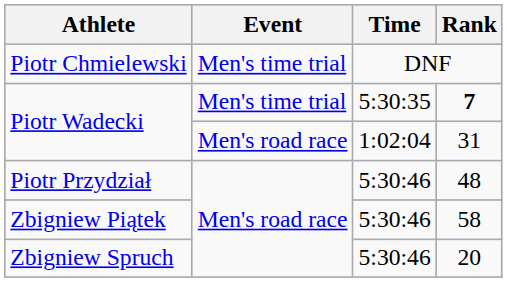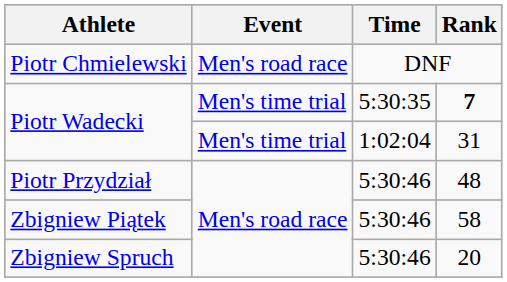(272, 63) Men's time trial -> (273, 63) Men's road race
(273, 141) Men's road race -> (272, 141) Men's time trial
